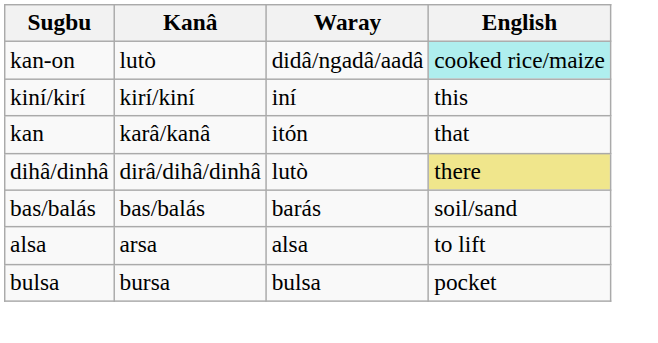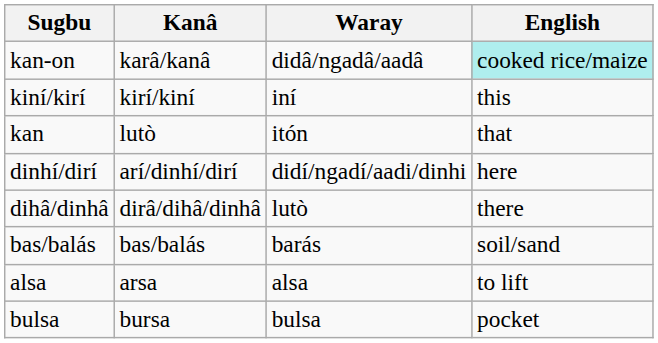(138, 60) lutò -> (165, 60) karâ/kanâ
(165, 134) karâ/kanâ -> (138, 134) lutò
+ row: (54, 171)
(458, 171) khaki background -> (500, 208) no background
